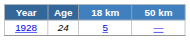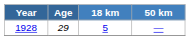(63, 28) 24 -> (63, 28) 29
